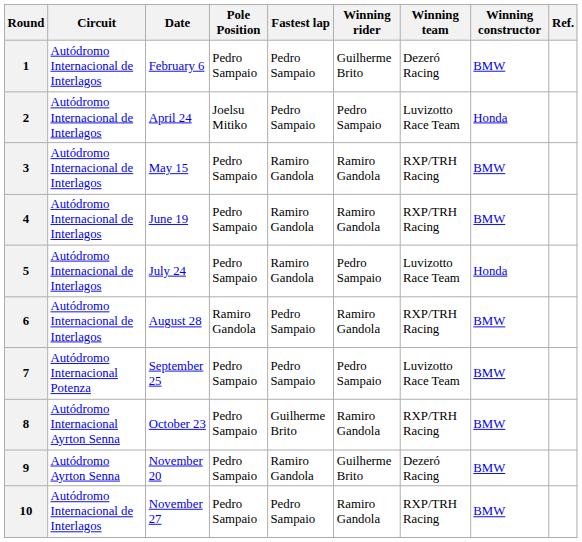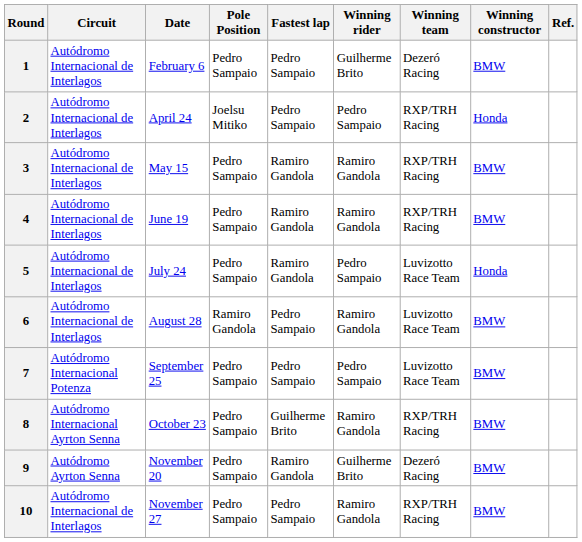(431, 116) Luvizotto Race Team -> (430, 116) RXP/TRH Racing
(430, 321) RXP/TRH Racing -> (431, 321) Luvizotto Race Team
